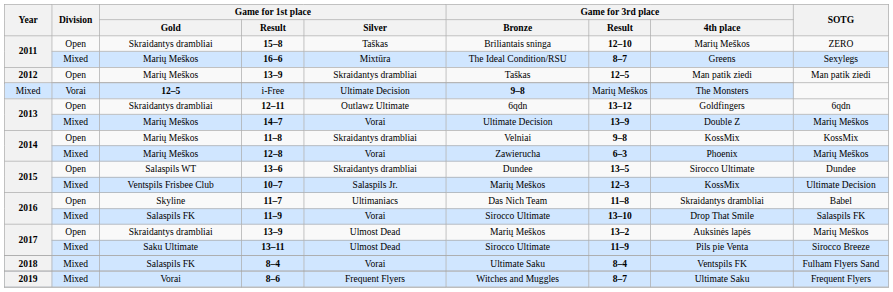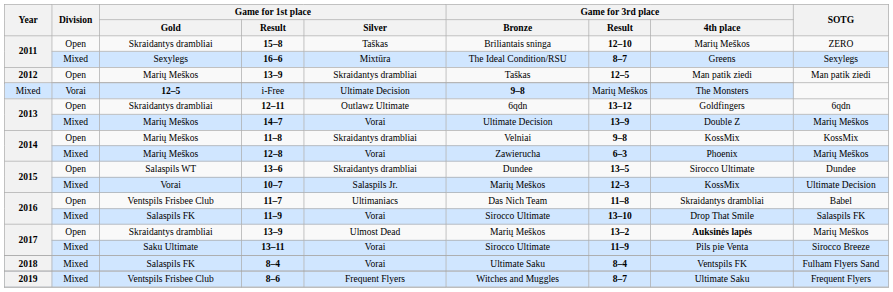(171, 59) Marių Meškos -> (171, 59) Sexylegs
(171, 184) Ventspils Frisbee Club -> (171, 184) Vorai
(171, 200) Skyline -> (171, 200) Ventspils Frisbee Club
(722, 231) normal -> (722, 231) bold
(375, 247) Ulmost Dead -> (375, 247) Vorai
(171, 278) Vorai -> (171, 278) Ventspils Frisbee Club
